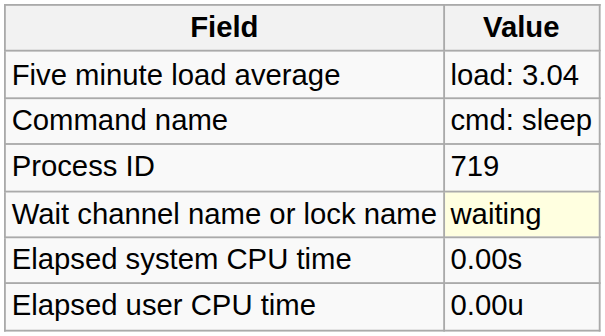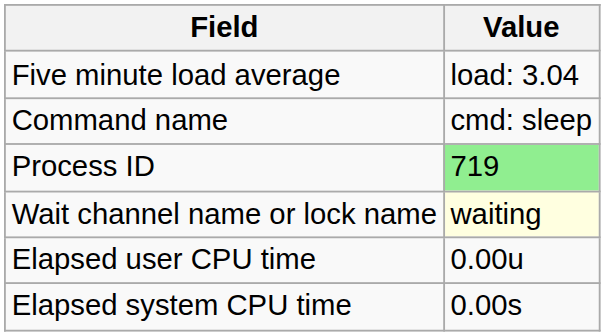(475, 167) no background -> (475, 167) lightgreen background
rows swapped: (164, 306) <-> (182, 259)
